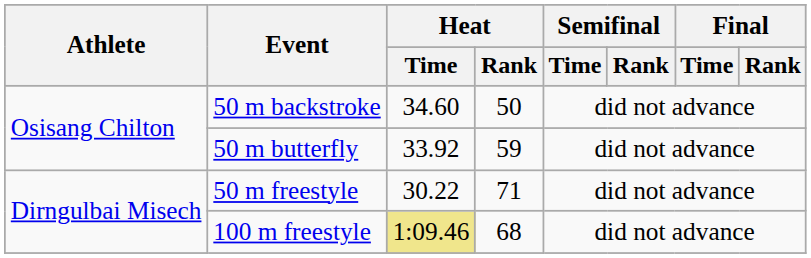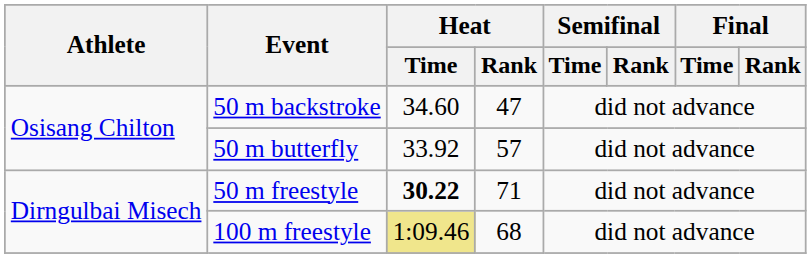(509, 107) 50 -> (509, 107) 47
(509, 148) 59 -> (509, 148) 57
(431, 190) normal -> (431, 190) bold
